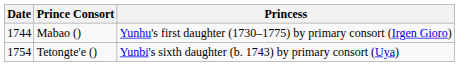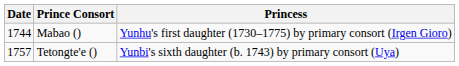(19, 52) 1754 -> (19, 52) 1757
